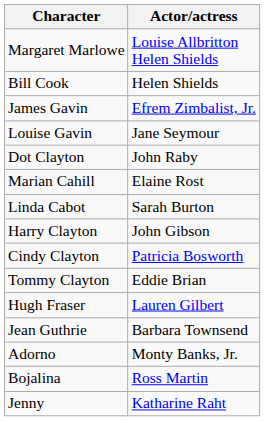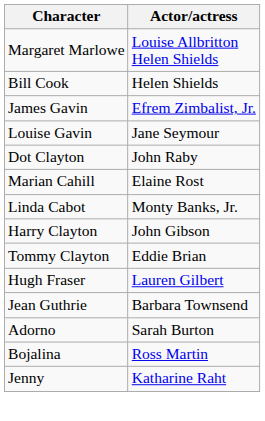(173, 206) Sarah Burton -> (185, 206) Monty Banks, Jr.
- row: (54, 255)
(185, 354) Monty Banks, Jr. -> (173, 329) Sarah Burton
